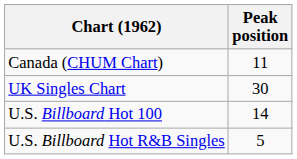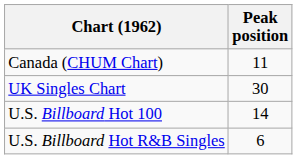(260, 140) 5 -> (260, 140) 6
